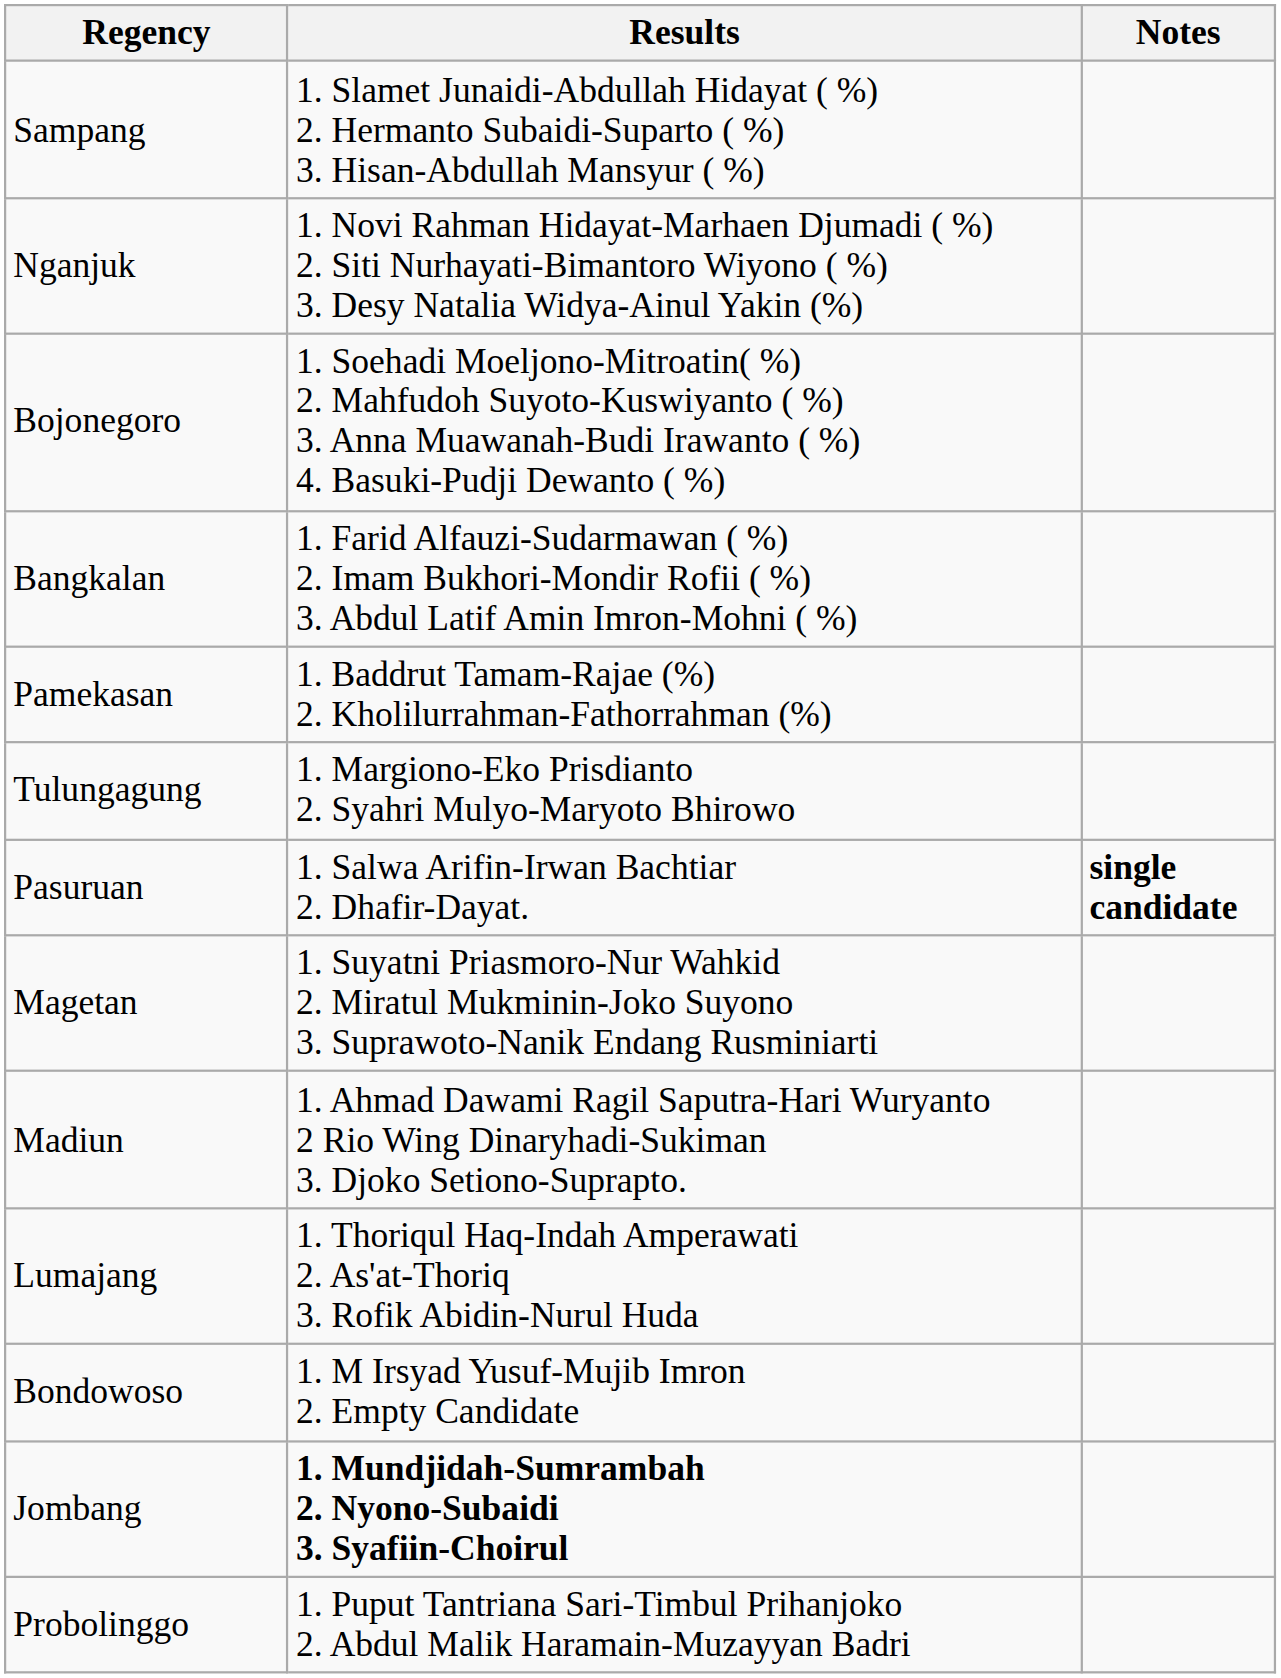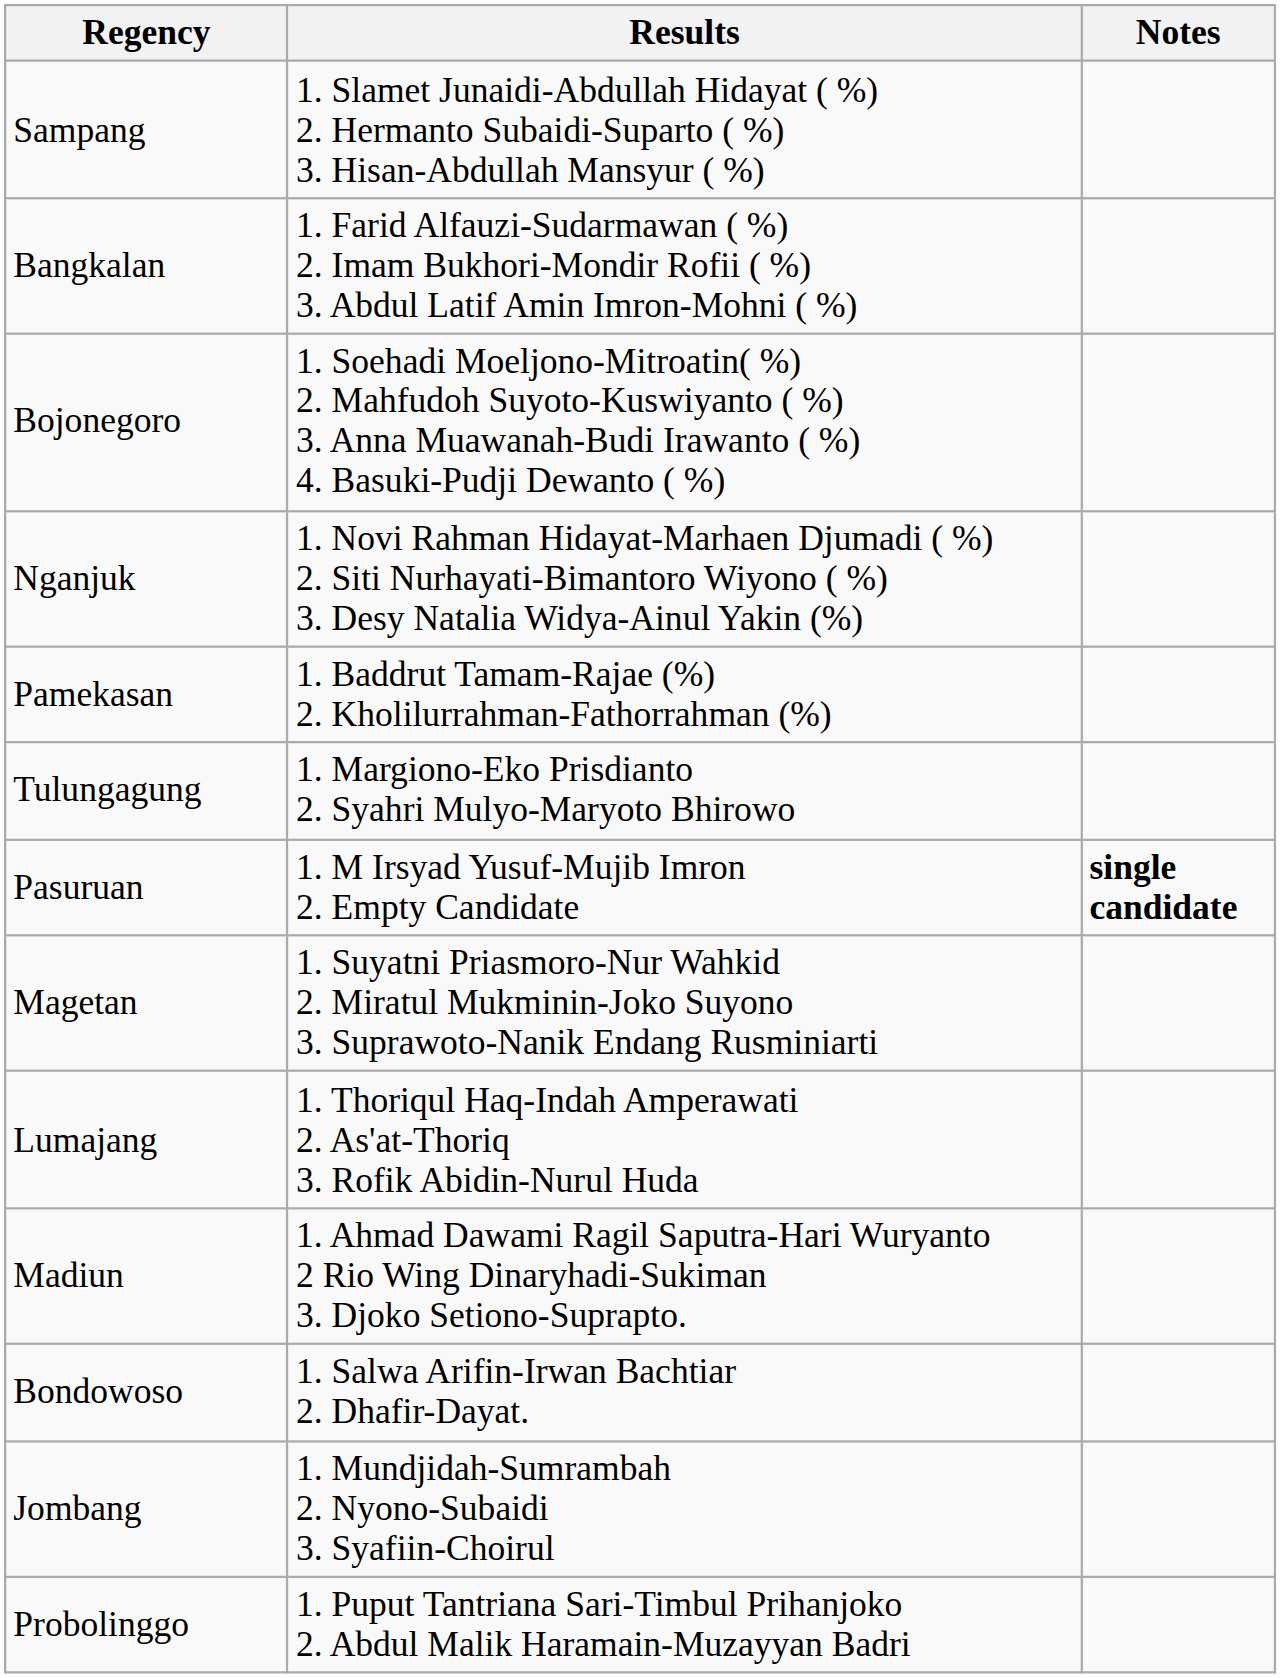rows swapped: (89, 577) <-> (74, 265)
(516, 886) 1. Salwa Arifin-Irwan Bachtiar 2. Dhafir-Dayat. -> (521, 886) 1. M Irsyad Yusuf-Mujib Imron 2. Empty Candidate
rows swapped: (69, 1139) <-> (85, 1275)
(521, 1391) 1. M Irsyad Yusuf-Mujib Imron 2. Empty Candidate -> (516, 1391) 1. Salwa Arifin-Irwan Bachtiar 2. Dhafir-Dayat.
(500, 1507) bold -> (484, 1507) normal
